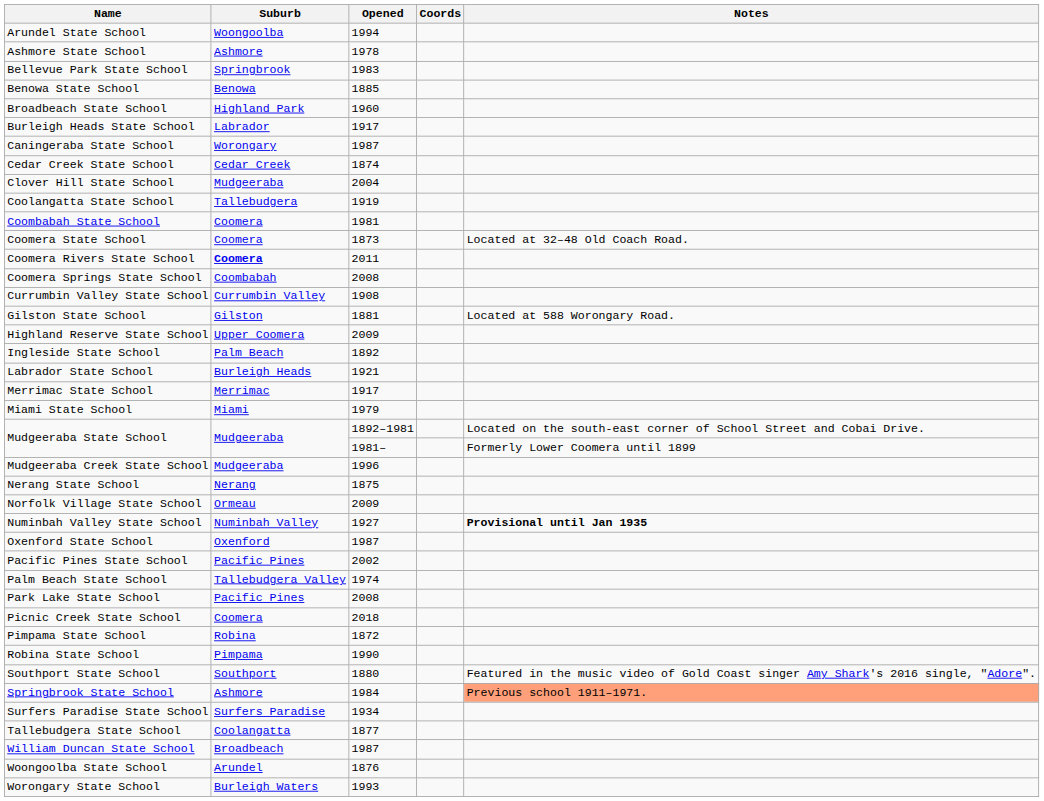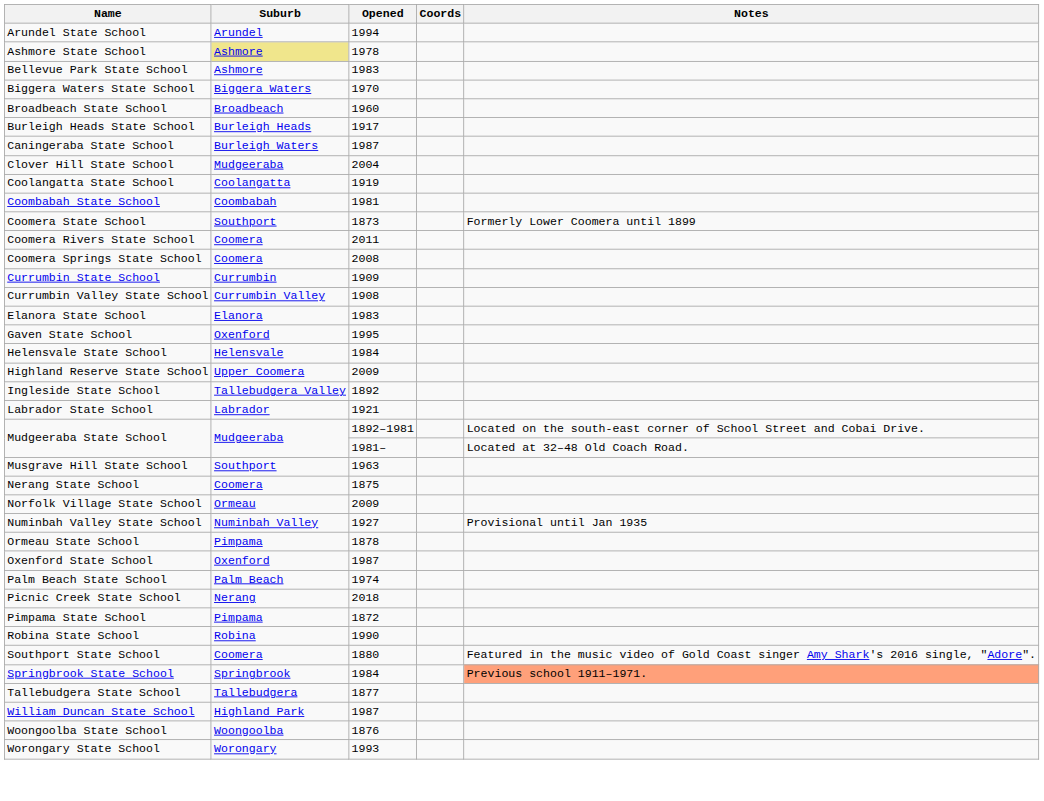(249, 33) Woongoolba -> (238, 33) Arundel
(238, 52) no background -> (238, 52) khaki background
(252, 70) Springbrook -> (238, 70) Ashmore
- row: (73, 89)
+ row: (101, 89)
(259, 108) Highland Park -> (249, 108) Broadbeach
(242, 127) Labrador -> (263, 127) Burleigh Heads
(245, 146) Worongary -> (266, 146) Burleigh Waters
- row: (91, 165)
(256, 202) Tallebudgera -> (252, 184) Coolangatta
(238, 221) Coomera -> (245, 202) Coombabah
(238, 240) Coomera -> (245, 221) Southport
(578, 240) Located at 32–48 Old Coach Road. -> (581, 221) Formerly Lower Coomera until 1899
(238, 259) bold -> (238, 240) normal
(245, 278) Coombabah -> (238, 259) Coomera
+ row: (84, 278)
+ row: (77, 316)
+ row: (70, 334)
- row: (77, 316)
+ row: (87, 353)
(249, 353) Palm Beach -> (280, 391) Tallebudgera Valley
(263, 372) Burleigh Heads -> (242, 410) Labrador
- row: (80, 391)
- row: (70, 410)
(581, 448) Formerly Lower Coomera until 1899 -> (578, 448) Located at 32–48 Old Coach Road.
- row: (108, 466)
+ row: (97, 466)
(235, 485) Nerang -> (238, 485) Coomera
(557, 523) bold -> (557, 523) normal
+ row: (73, 542)
- row: (97, 561)
(280, 580) Tallebudgera Valley -> (249, 580) Palm Beach
- row: (84, 598)
(238, 617) Coomera -> (235, 598) Nerang
(235, 636) Robina -> (238, 617) Pimpama
(238, 655) Pimpama -> (235, 636) Robina
(245, 674) Southport -> (238, 655) Coomera
(238, 693) Ashmore -> (252, 674) Springbrook
- row: (108, 712)
(252, 730) Coolangatta -> (256, 693) Tallebudgera
(249, 749) Broadbeach -> (259, 712) Highland Park
(238, 768) Arundel -> (249, 730) Woongoolba
(266, 787) Burleigh Waters -> (245, 749) Worongary
